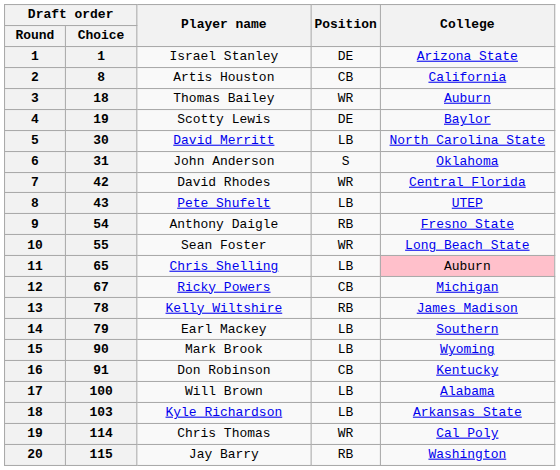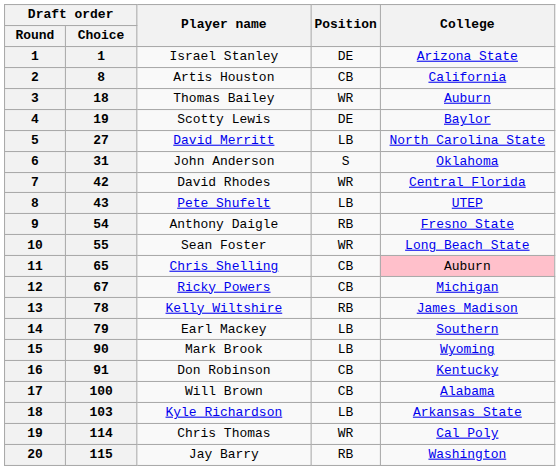(101, 141) 30 -> (101, 141) 27
(346, 267) LB -> (346, 267) CB
(346, 392) LB -> (346, 392) CB
